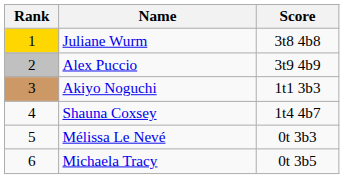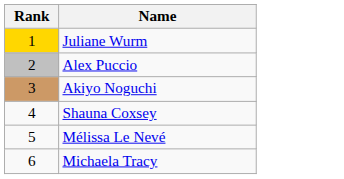- column: (297, 16)
